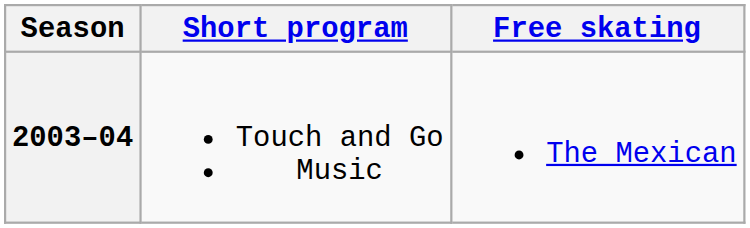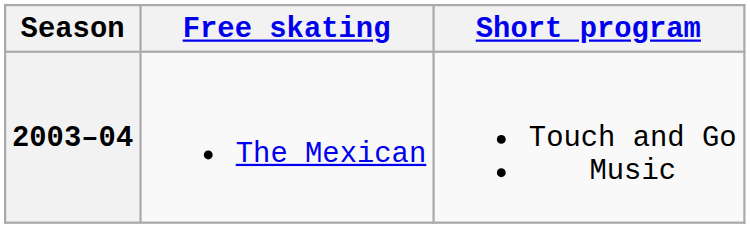columns swapped: (295, 29) <-> (597, 29)
